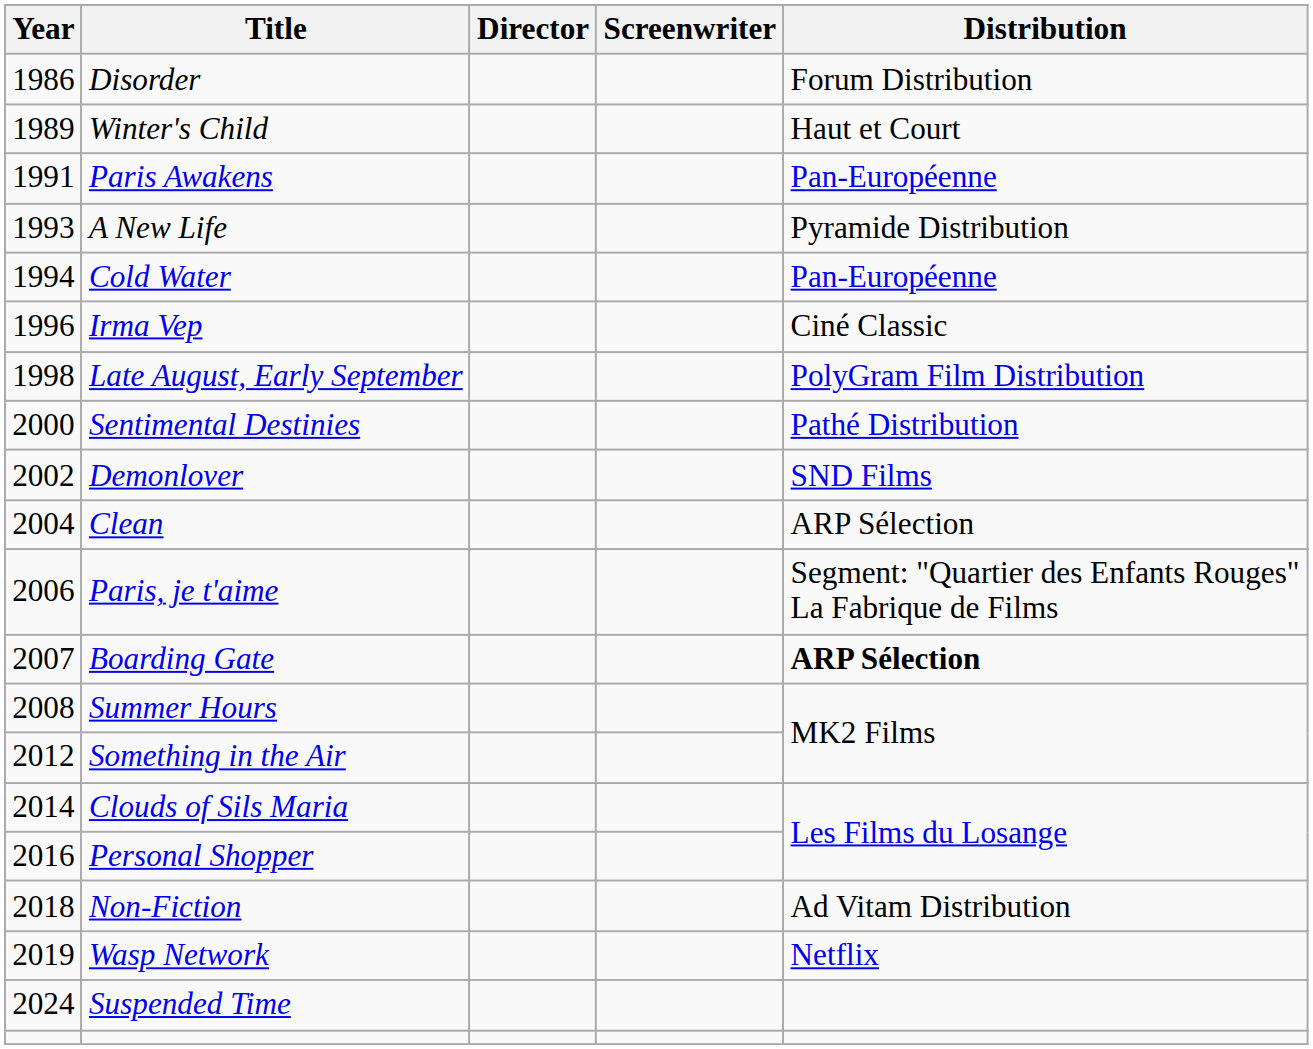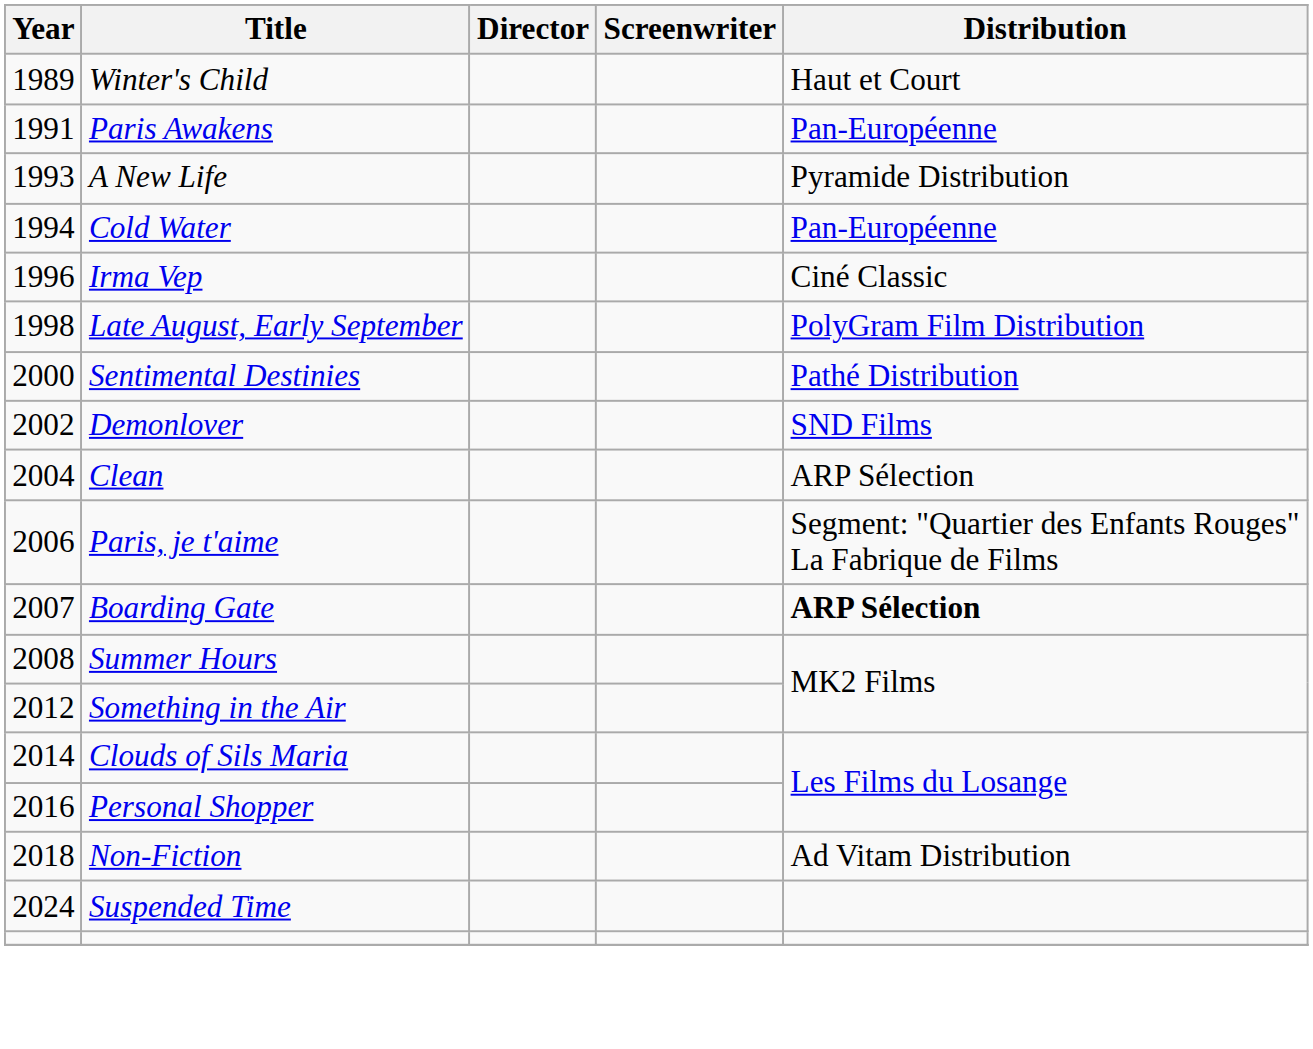- row: (43, 78)
- row: (43, 955)
